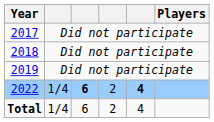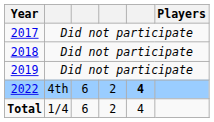(58, 89) 1/4 -> (58, 89) 4th
(85, 89) bold -> (85, 89) normal
